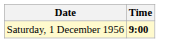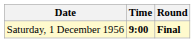+ column: (172, 12)
